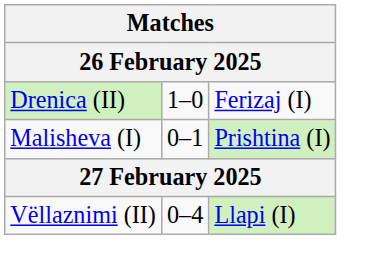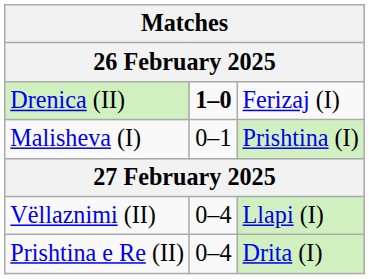(185, 100) normal -> (213, 100) bold
+ row: (97, 253)
